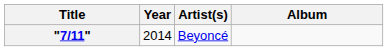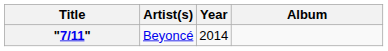columns swapped: (157, 14) <-> (203, 14)
